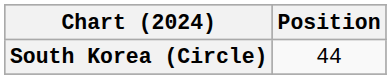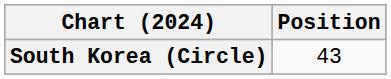(329, 57) 44 -> (329, 57) 43
